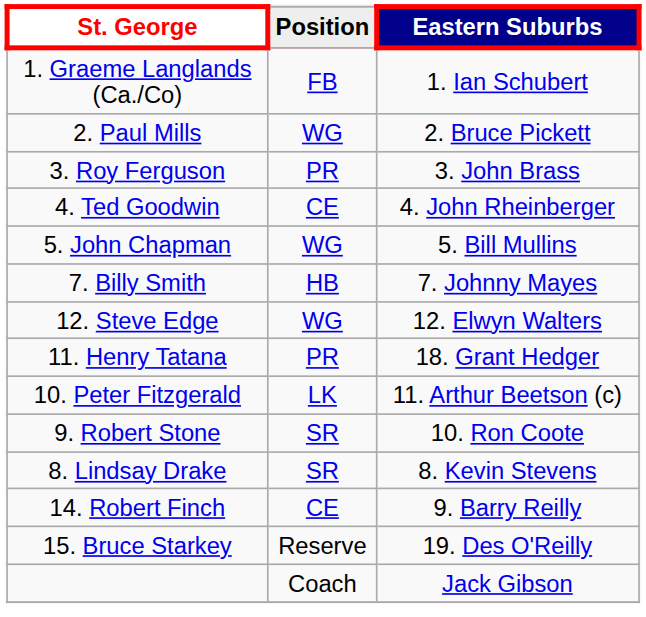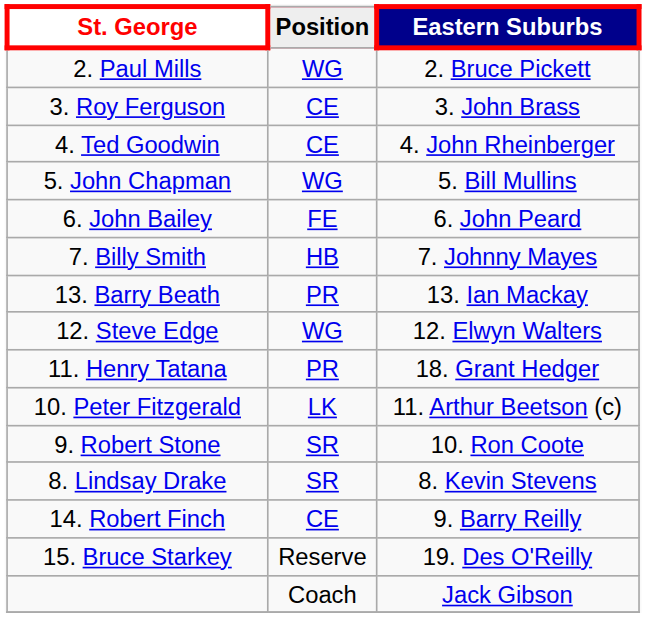- row: (137, 82)
(322, 170) PR -> (322, 106) CE
+ row: (137, 219)
+ row: (137, 294)
